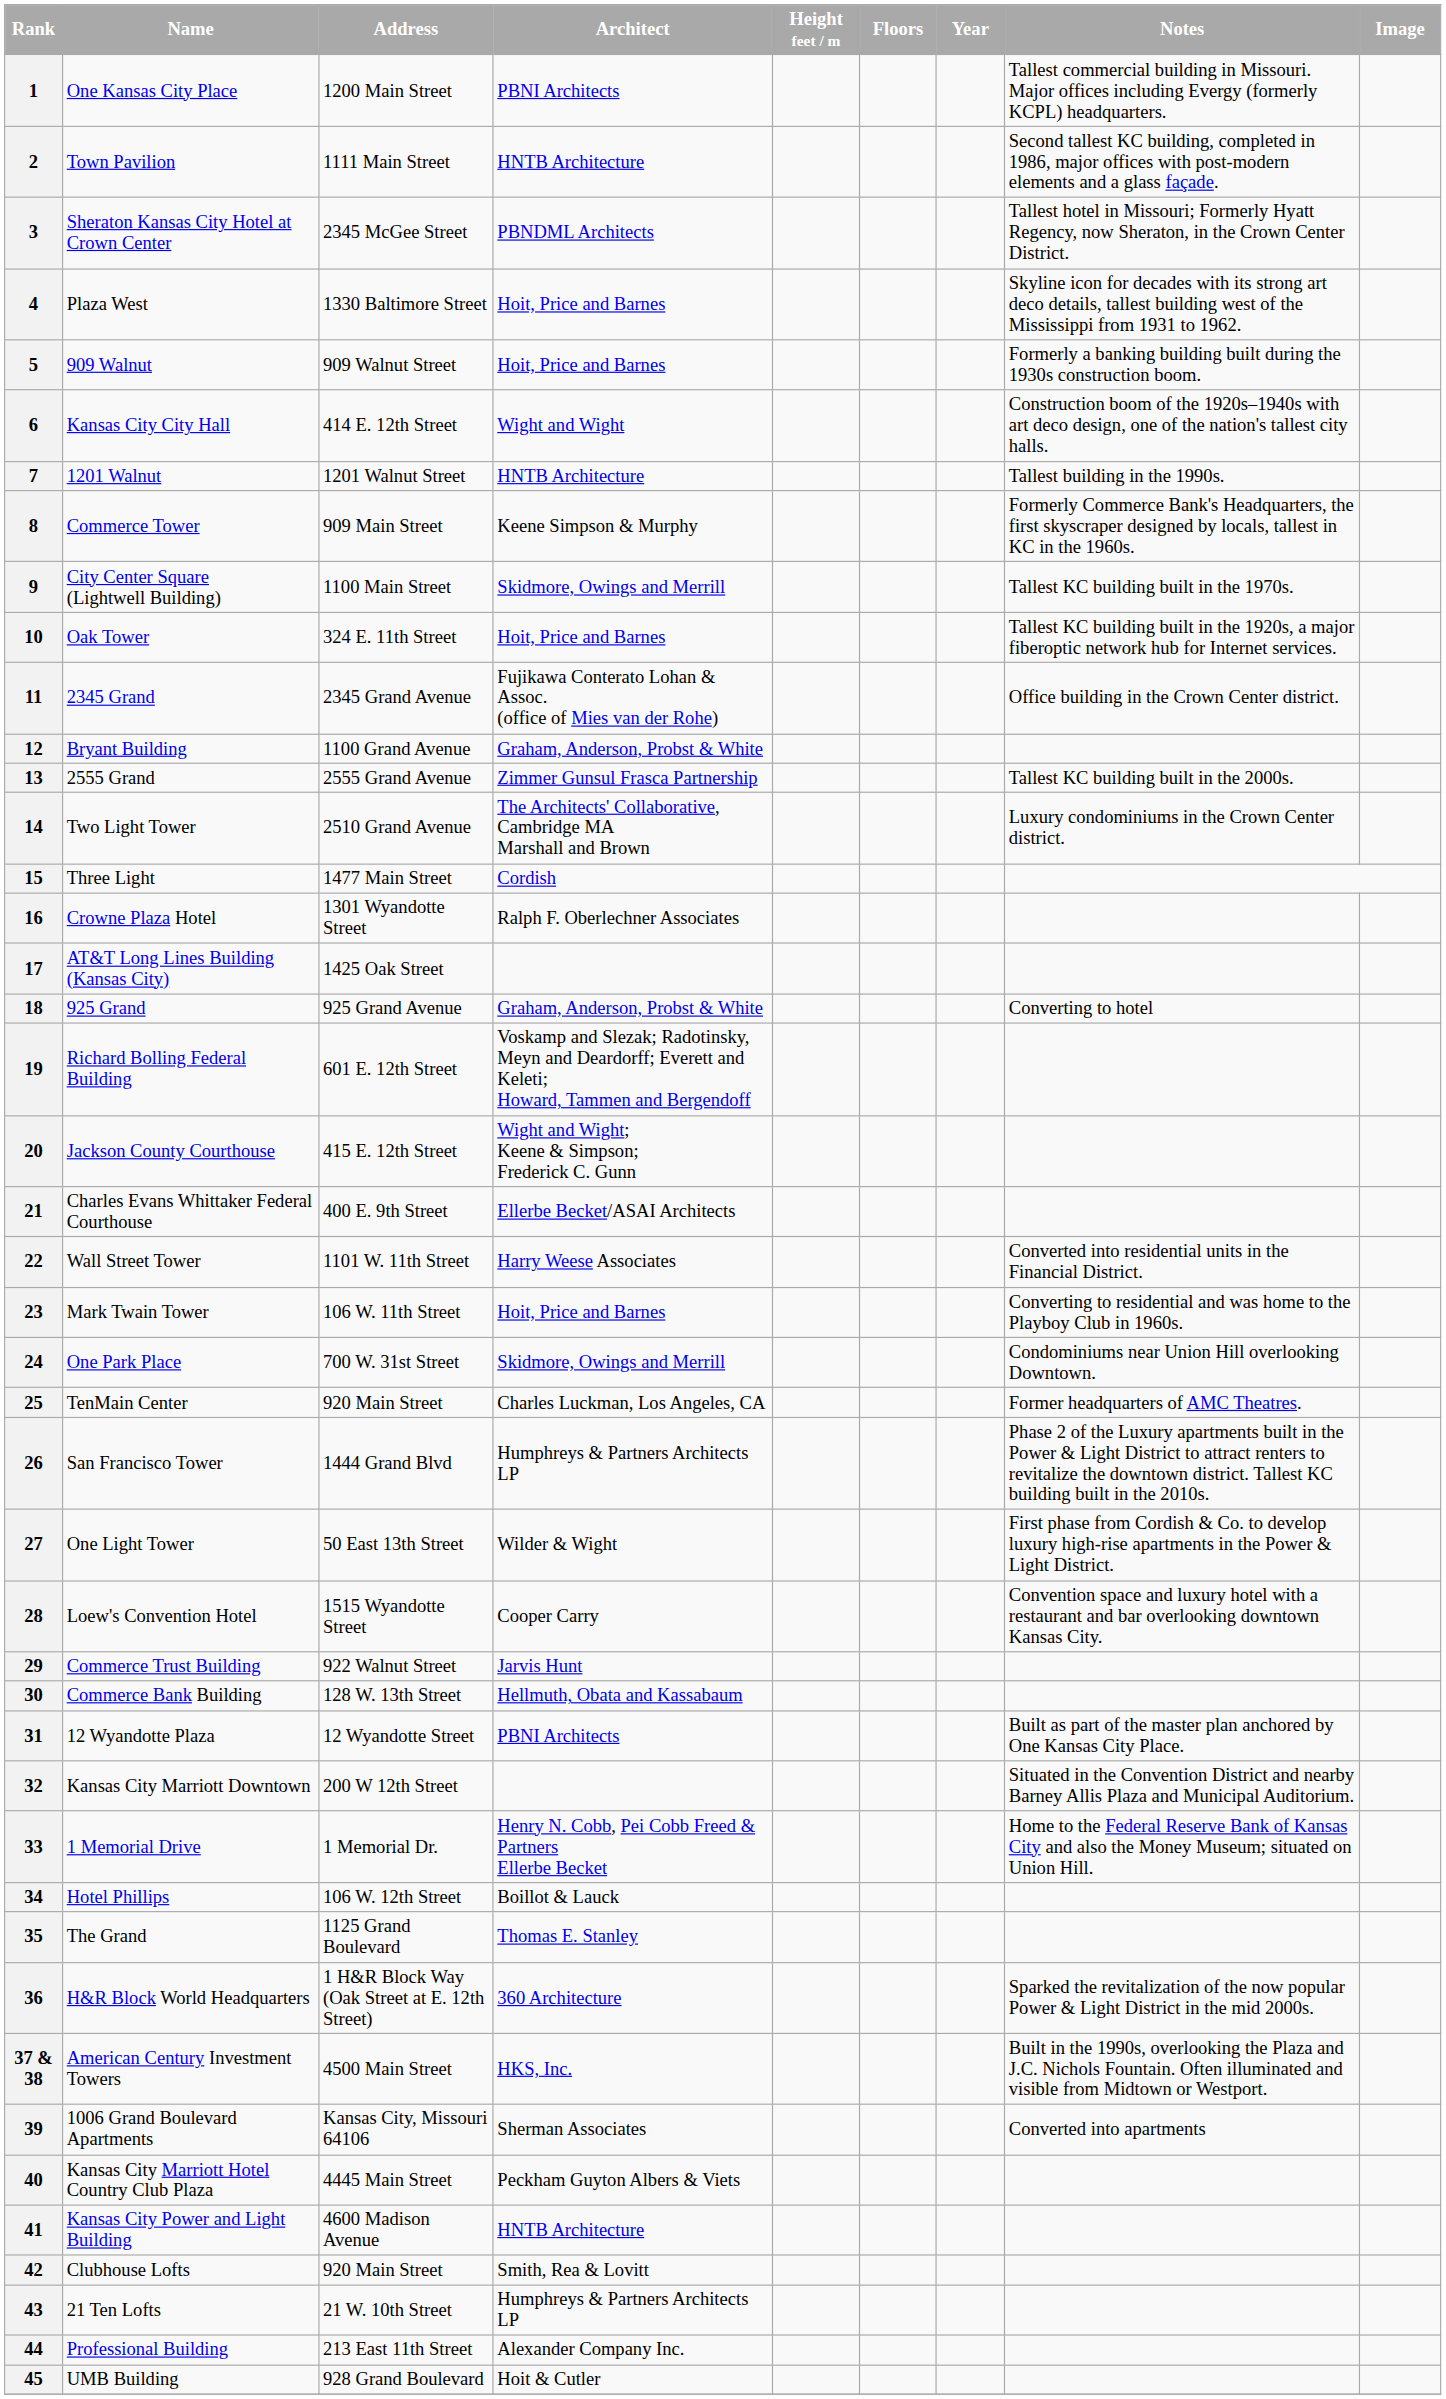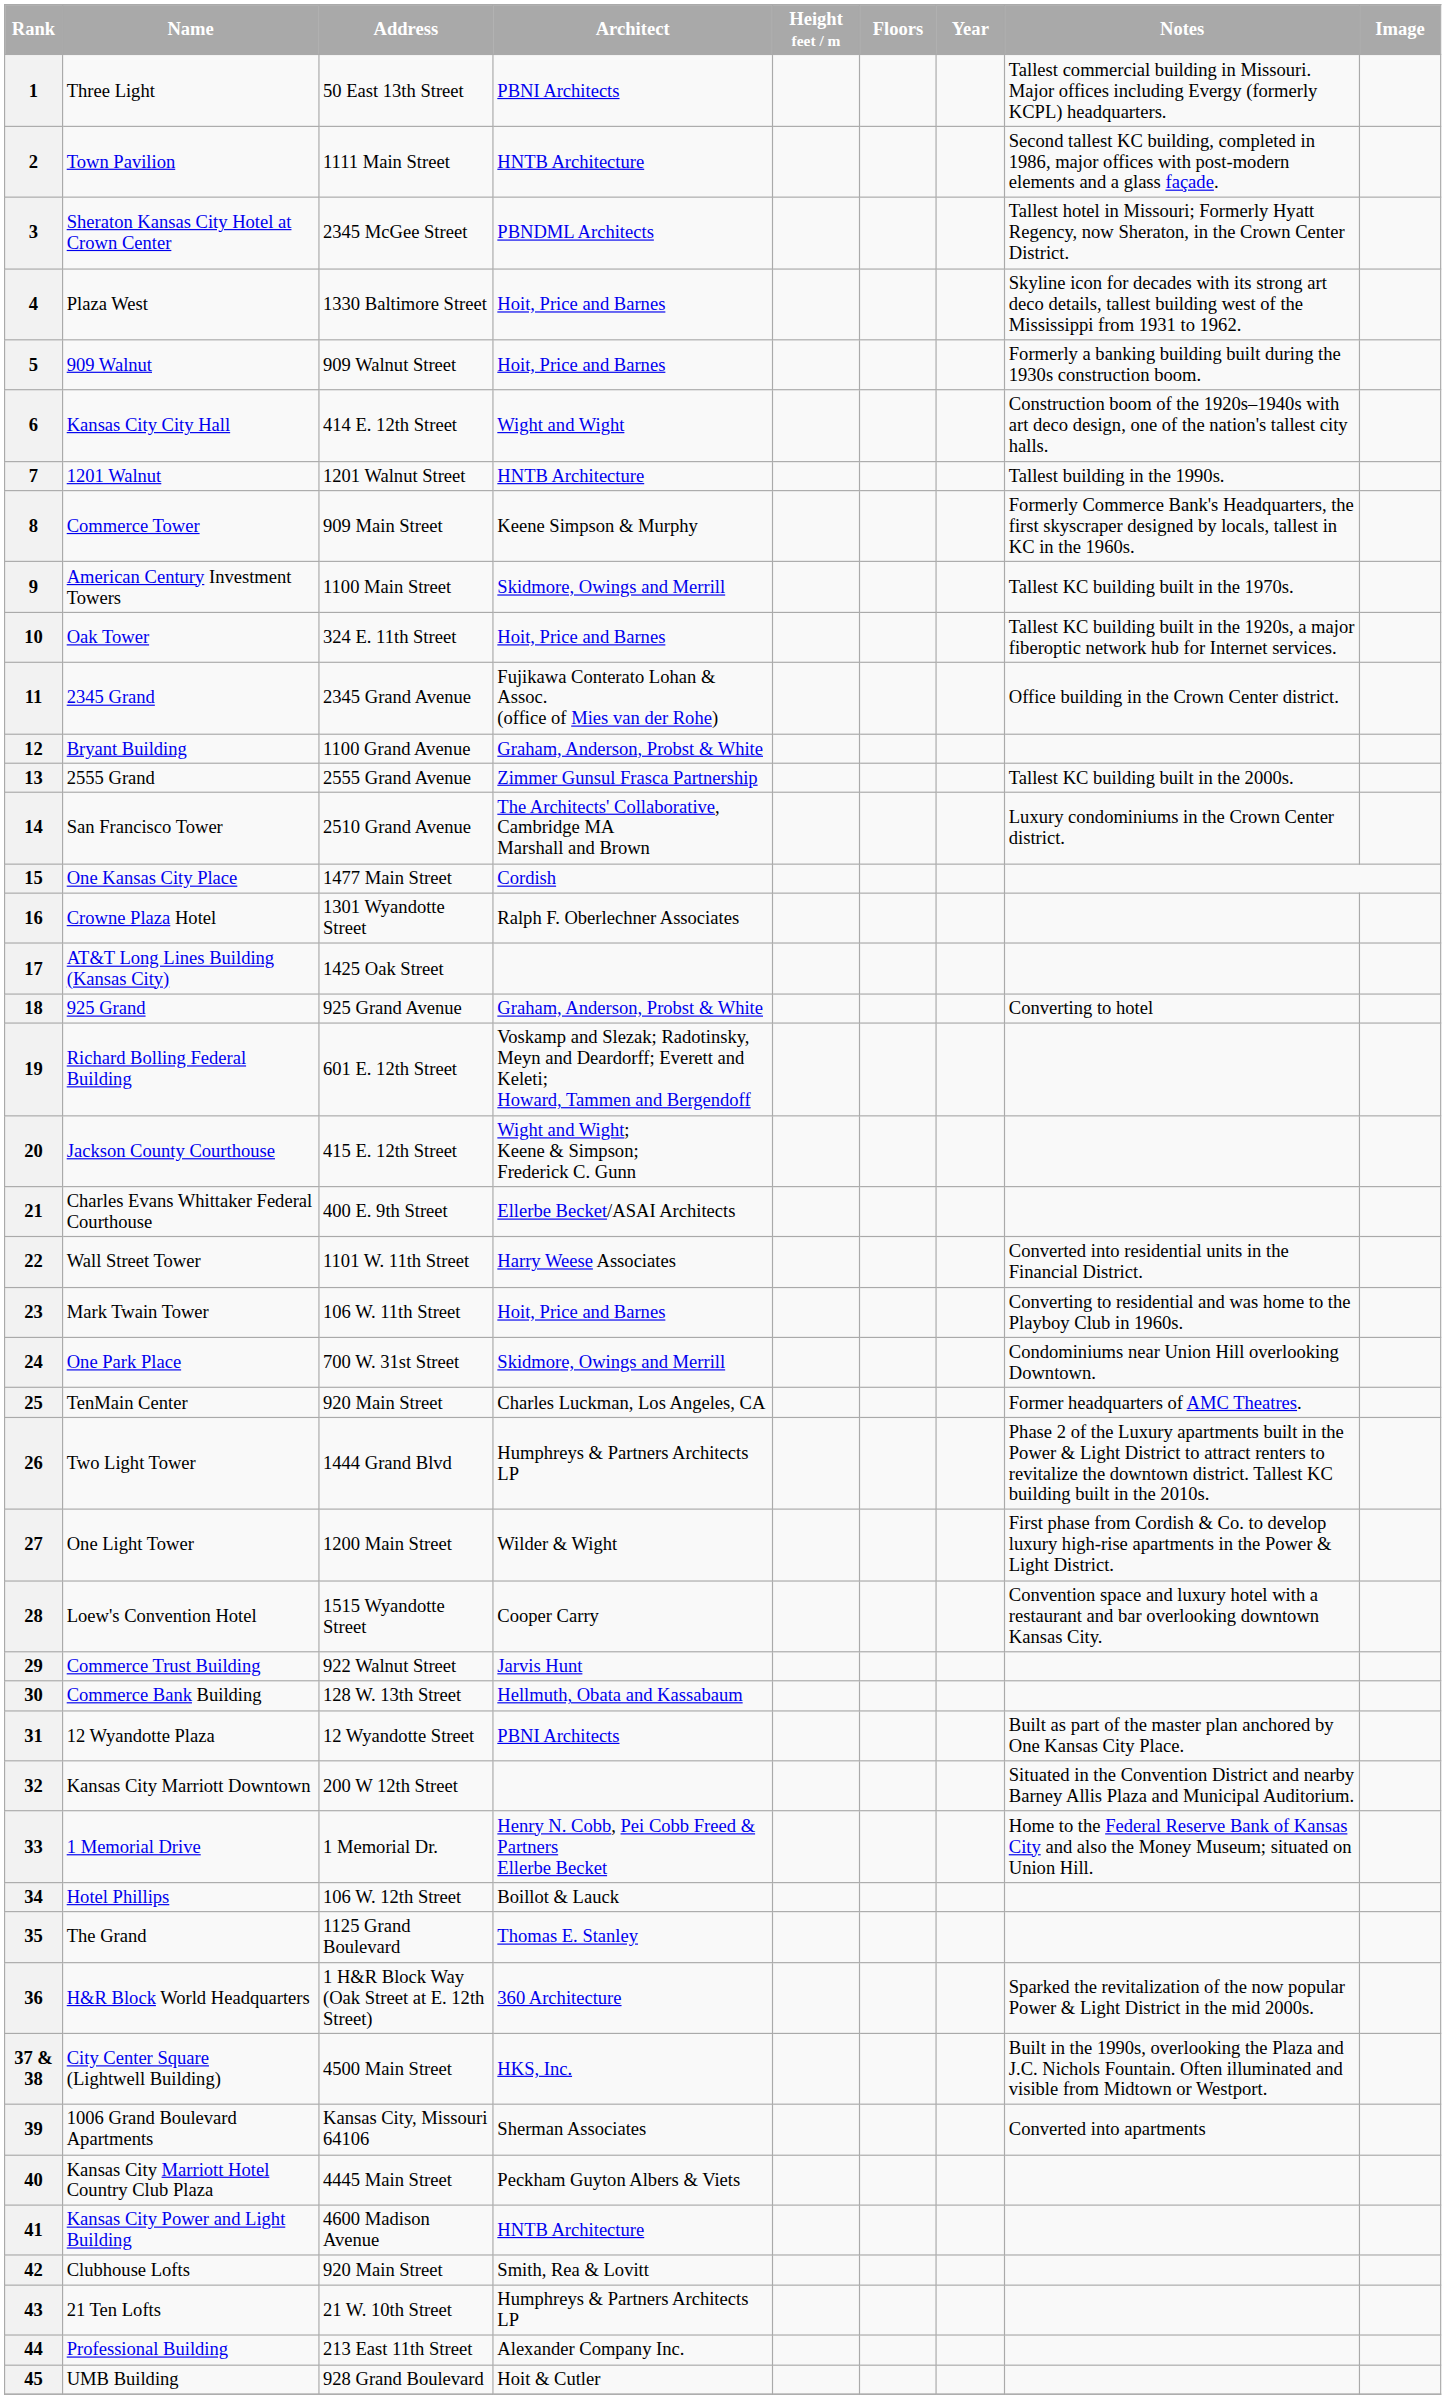(152, 90) One Kansas City Place -> (111, 90) Three Light
(387, 90) 1200 Main Street -> (393, 90) 50 East 13th Street
(144, 586) City Center Square (Lightwell Building) -> (179, 586) American Century Investment Towers
(131, 828) Two Light Tower -> (145, 828) San Francisco Tower
(111, 878) Three Light -> (152, 878) One Kansas City Place
(145, 1463) San Francisco Tower -> (131, 1463) Two Light Tower
(393, 1544) 50 East 13th Street -> (387, 1544) 1200 Main Street
(179, 2068) American Century Investment Towers -> (144, 2068) City Center Square (Lightwell Building)
